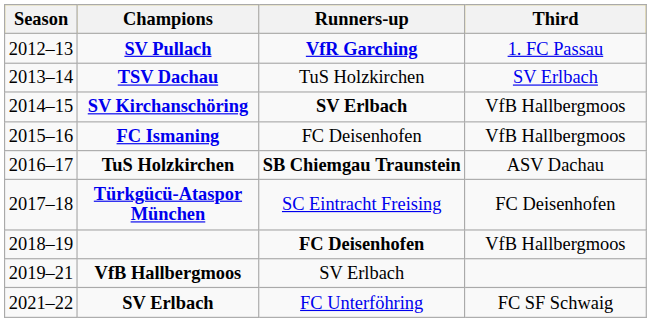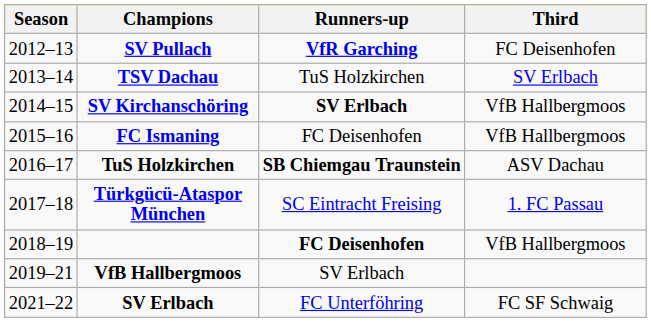(555, 48) 1. FC Passau -> (555, 48) FC Deisenhofen
(555, 204) FC Deisenhofen -> (555, 204) 1. FC Passau
